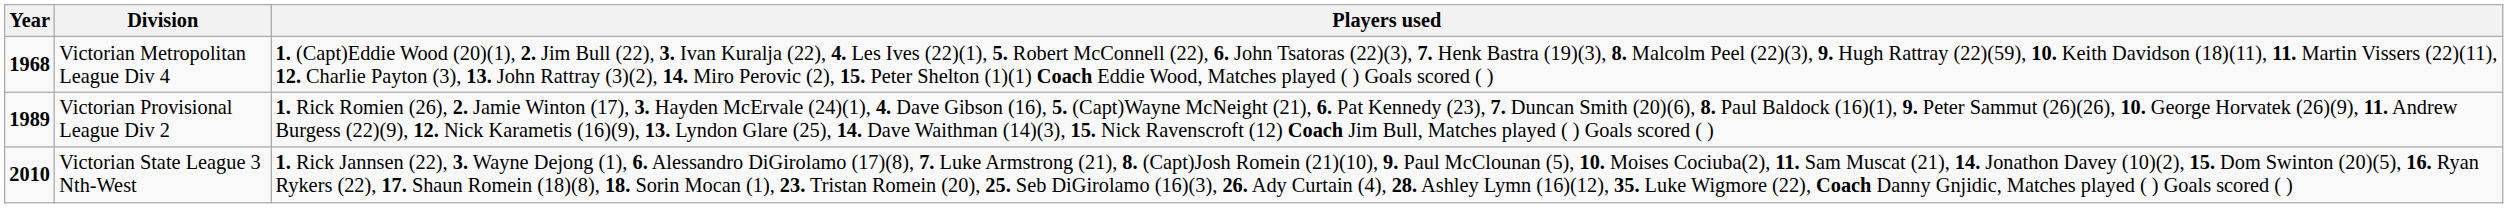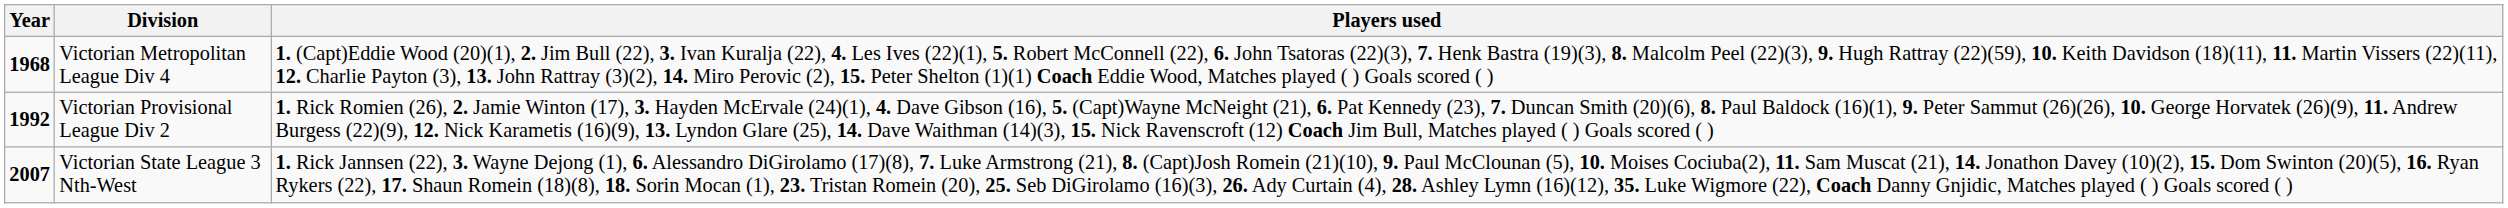(30, 119) 1989 -> (30, 119) 1992
(30, 174) 2010 -> (30, 174) 2007
